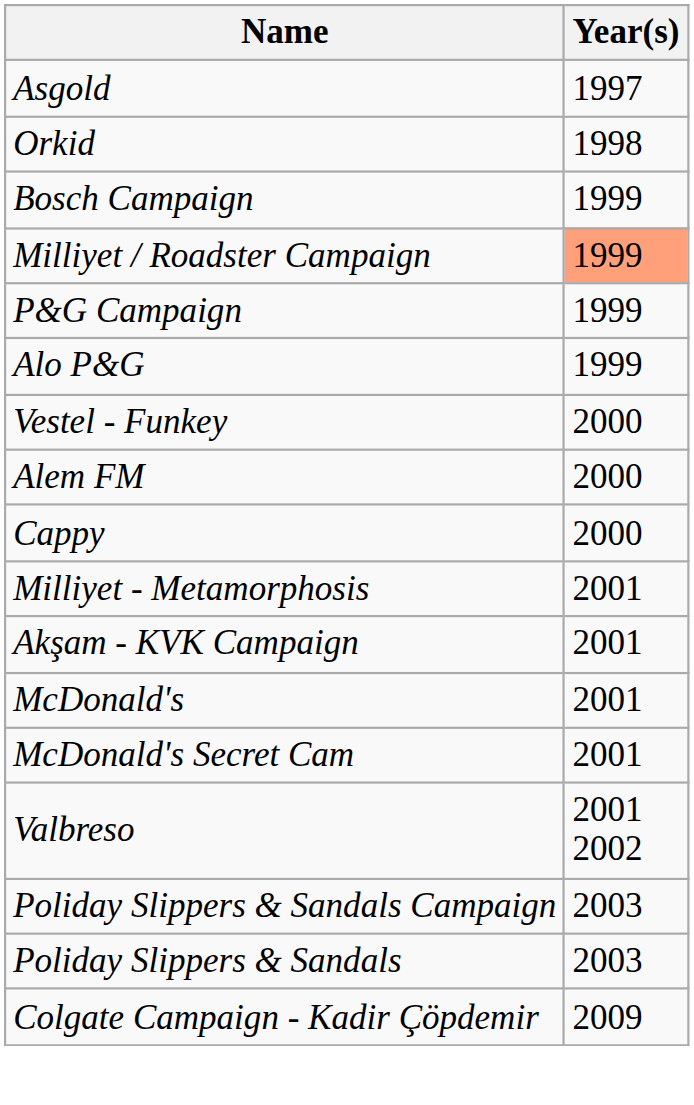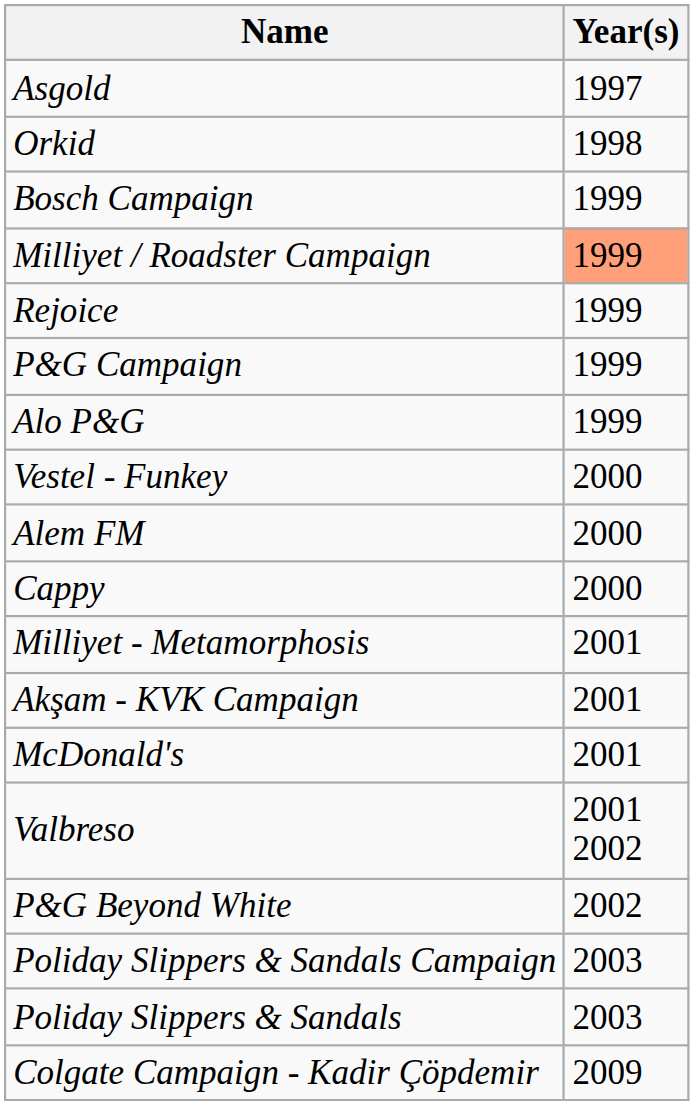+ row: (66, 310)
- row: (184, 754)
+ row: (152, 905)
